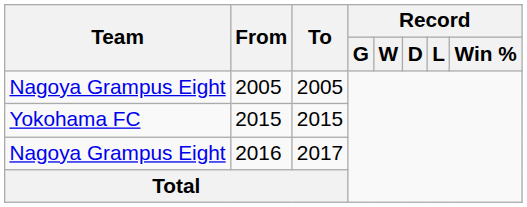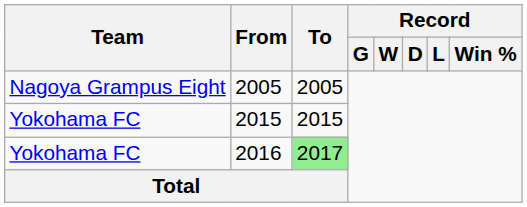(118, 152) Nagoya Grampus Eight -> (75, 152) Yokohama FC
(320, 152) no background -> (320, 152) lightgreen background
